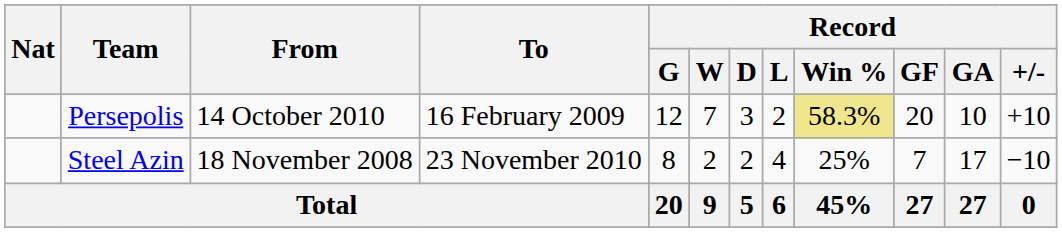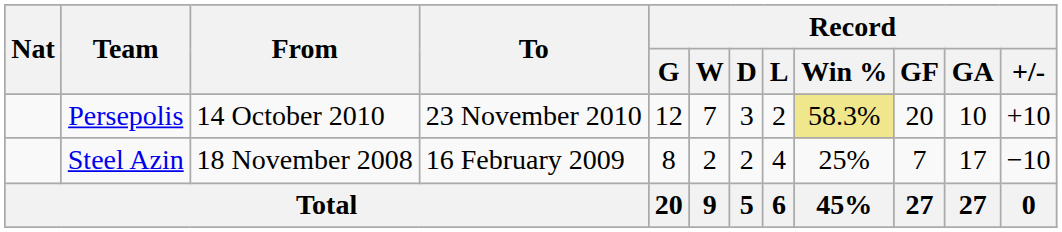(525, 115) 16 February 2009 -> (534, 115) 23 November 2010
(534, 159) 23 November 2010 -> (525, 159) 16 February 2009
